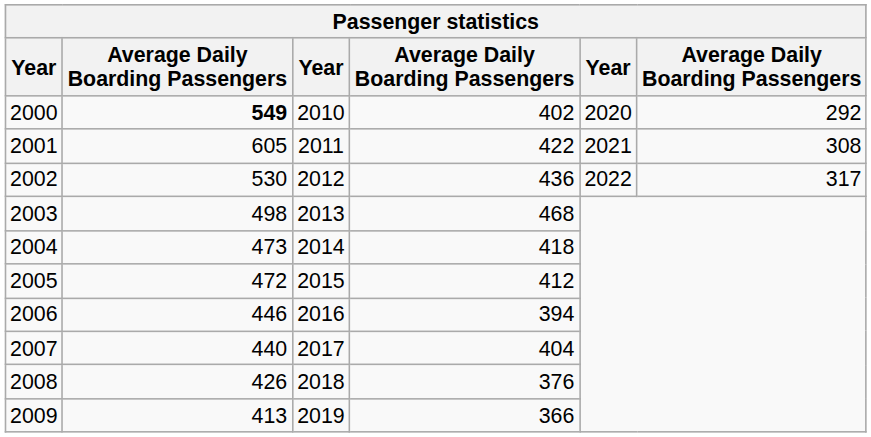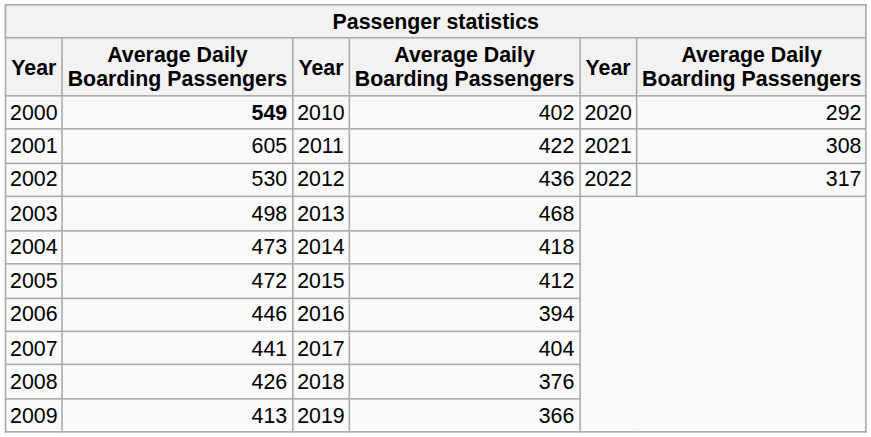(269, 348) 440 -> (269, 348) 441
